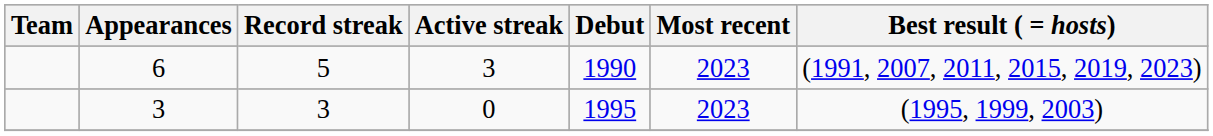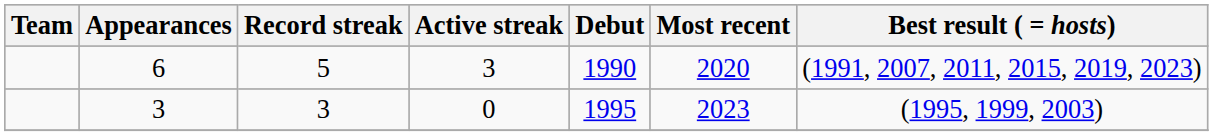(723, 67) 2023 -> (723, 67) 2020
